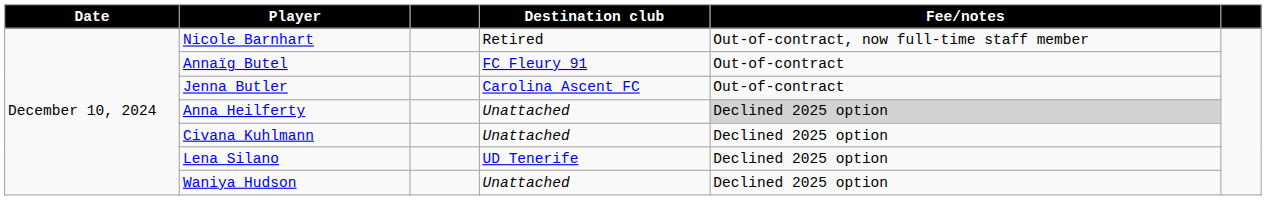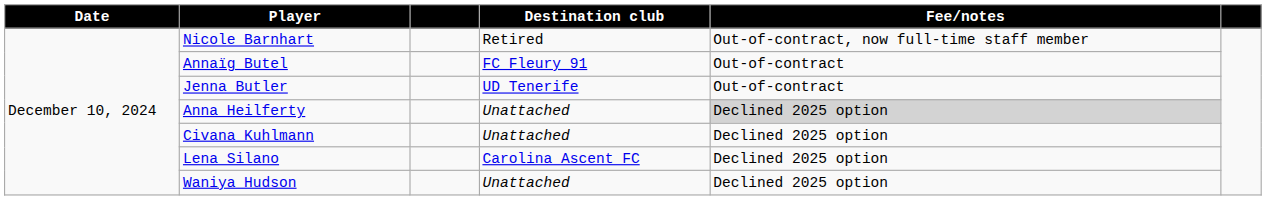(561, 88) Carolina Ascent FC -> (530, 88) UD Tenerife
(530, 159) UD Tenerife -> (561, 159) Carolina Ascent FC
